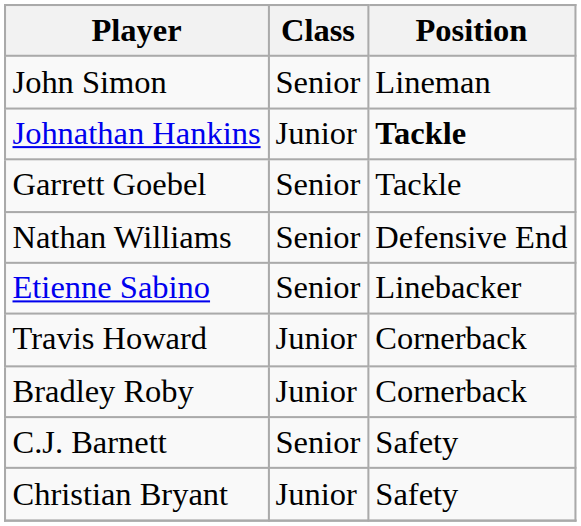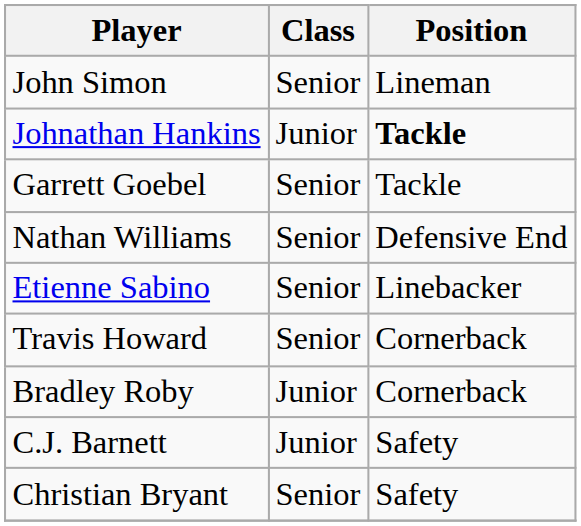(316, 339) Junior -> (318, 339) Senior
(318, 442) Senior -> (316, 442) Junior
(316, 493) Junior -> (318, 493) Senior
